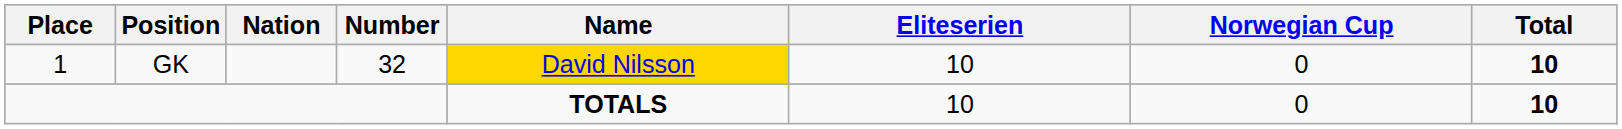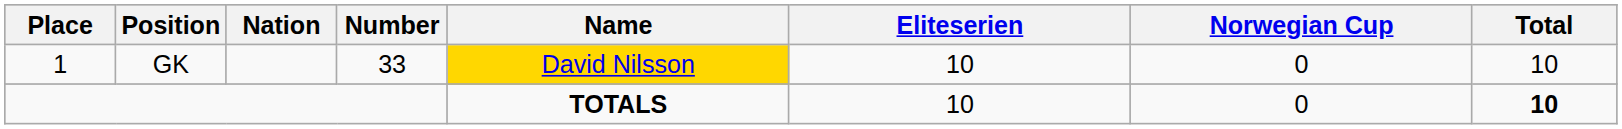(392, 65) 32 -> (392, 65) 33
(1544, 65) bold -> (1544, 65) normal
